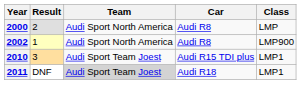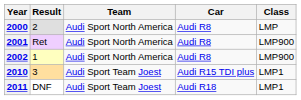+ row: (17, 42)
(113, 72) lightgrey background -> (113, 87) no background
